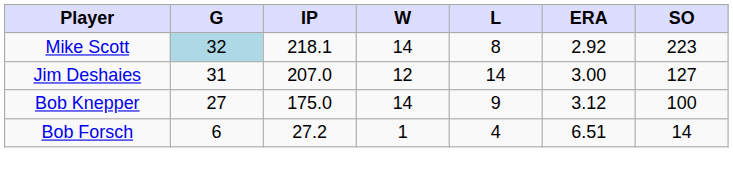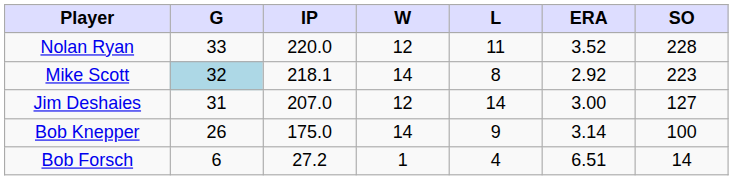+ row: (87, 47)
(217, 103) 27 -> (217, 132) 26
(589, 103) 3.12 -> (589, 132) 3.14
